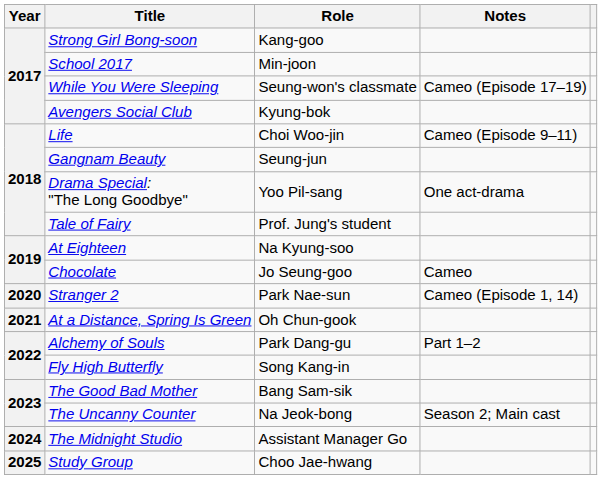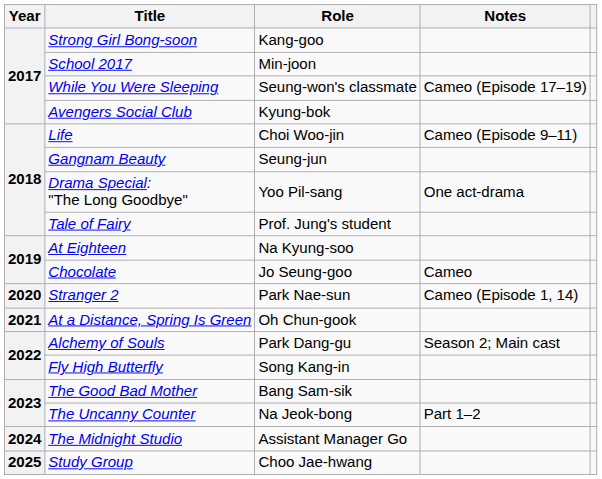(452, 343) Part 1–2 -> (492, 343) Season 2; Main cast
(492, 414) Season 2; Main cast -> (452, 414) Part 1–2
